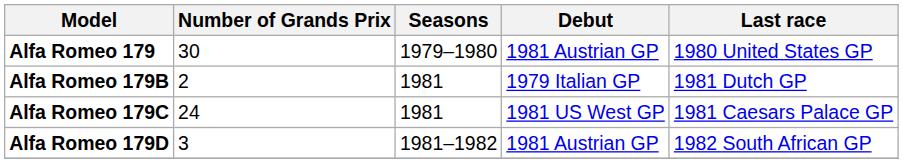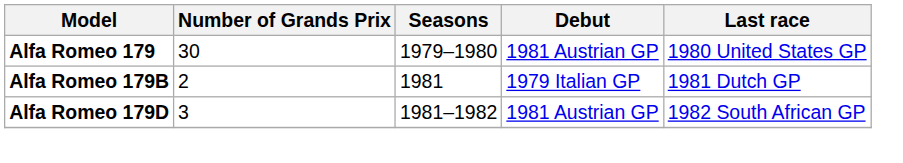- row: (89, 113)
